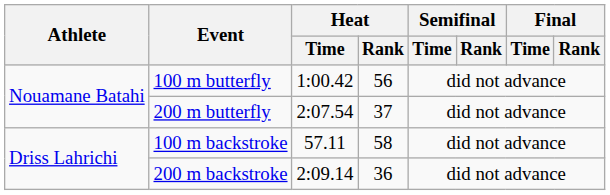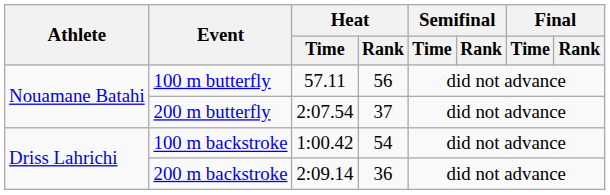(325, 80) 1:00.42 -> (325, 80) 57.11
(325, 143) 57.11 -> (325, 143) 1:00.42
(383, 143) 58 -> (383, 143) 54
